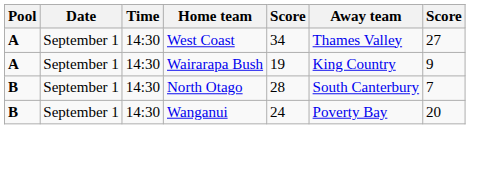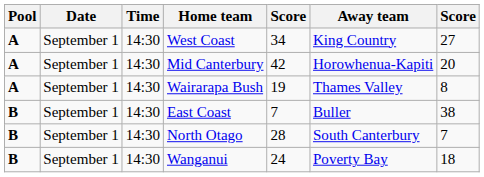(357, 40) Thames Valley -> (355, 40) King Country
+ row: (215, 64)
(354, 64) King Country -> (358, 87) Thames Valley
(430, 64) 9 -> (444, 87) 8
+ row: (199, 111)
(434, 111) 20 -> (448, 159) 18
